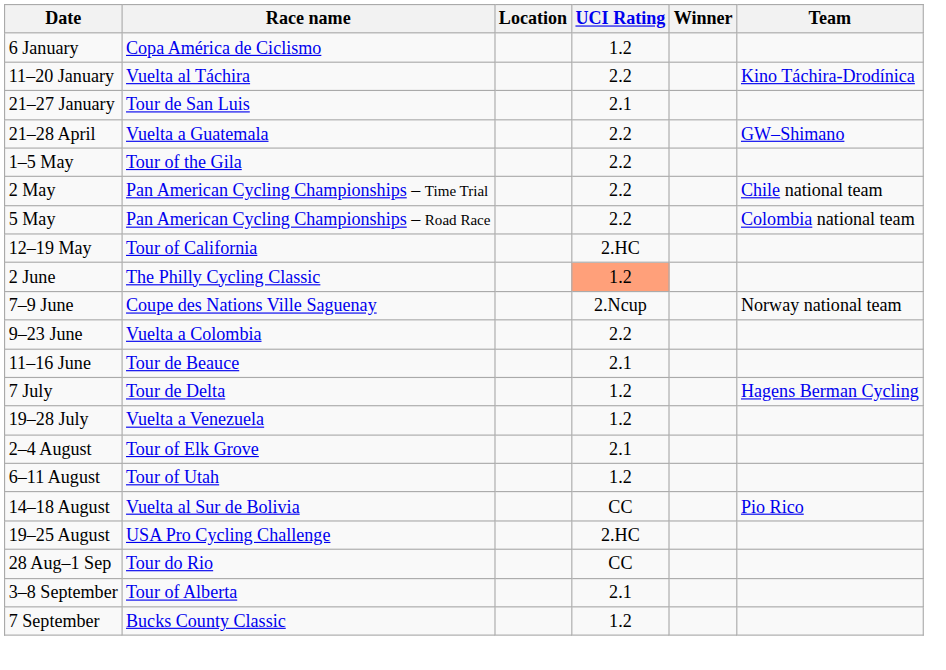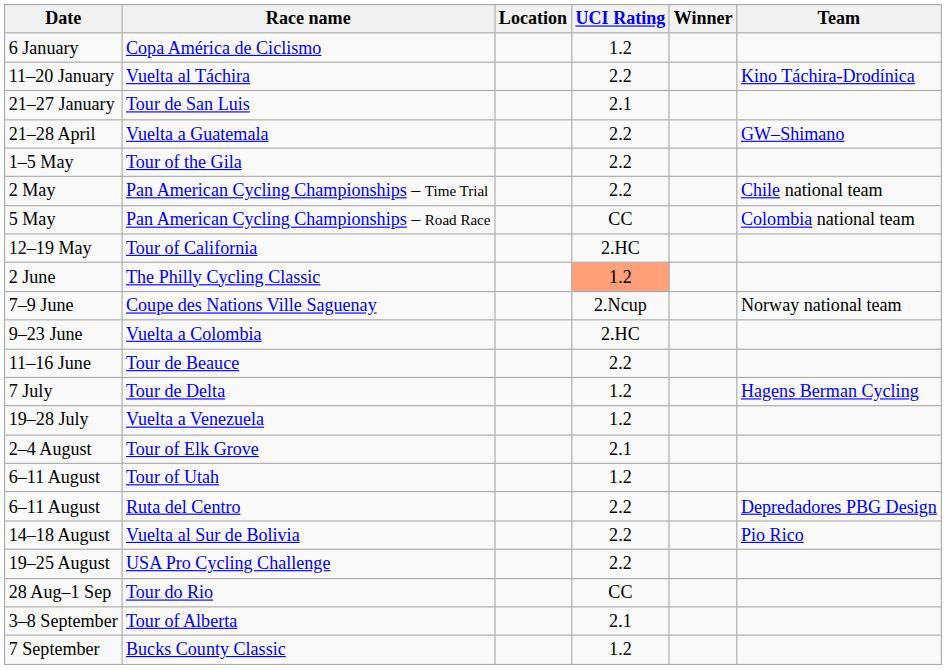(620, 219) 2.2 -> (620, 219) CC
(620, 334) 2.2 -> (620, 334) 2.HC
(620, 362) 2.1 -> (620, 362) 2.2
+ row: (183, 506)
(620, 506) CC -> (620, 534) 2.2
(620, 534) 2.HC -> (620, 563) 2.2
